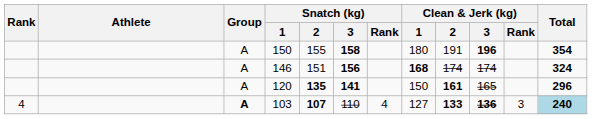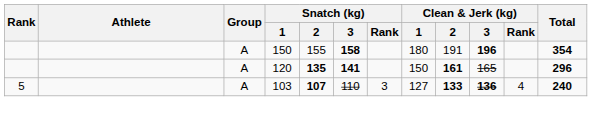- row: (282, 68)
(21, 104) 4 -> (21, 86) 5
(244, 104) bold -> (244, 86) normal
(384, 104) 4 -> (384, 86) 3
(521, 104) 3 -> (521, 86) 4
(562, 104) lightblue background -> (562, 86) no background
